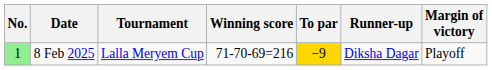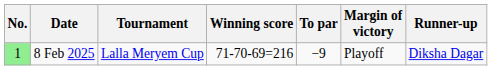columns swapped: (454, 23) <-> (381, 23)
(319, 54) gold background -> (319, 54) no background
